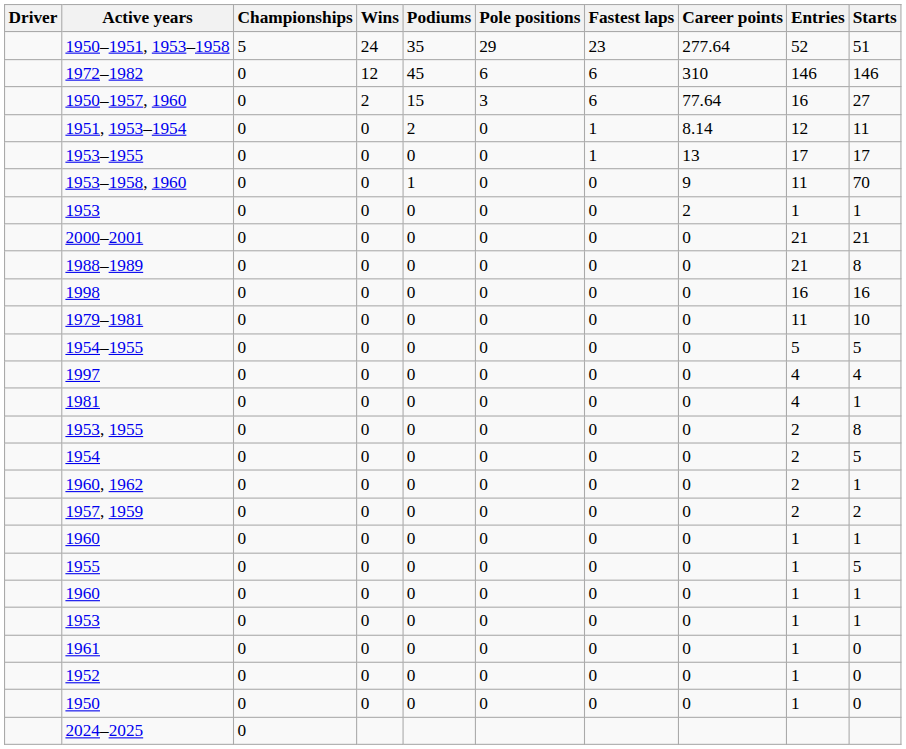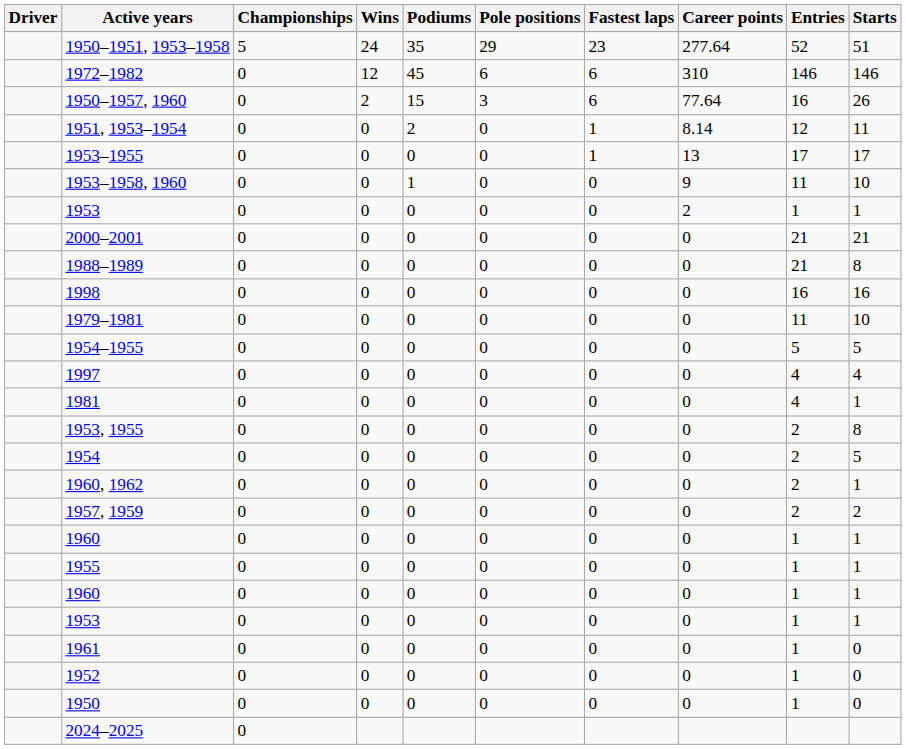(861, 100) 27 -> (861, 100) 26
(861, 182) 70 -> (861, 182) 10
(857, 566) 5 -> (857, 566) 1
